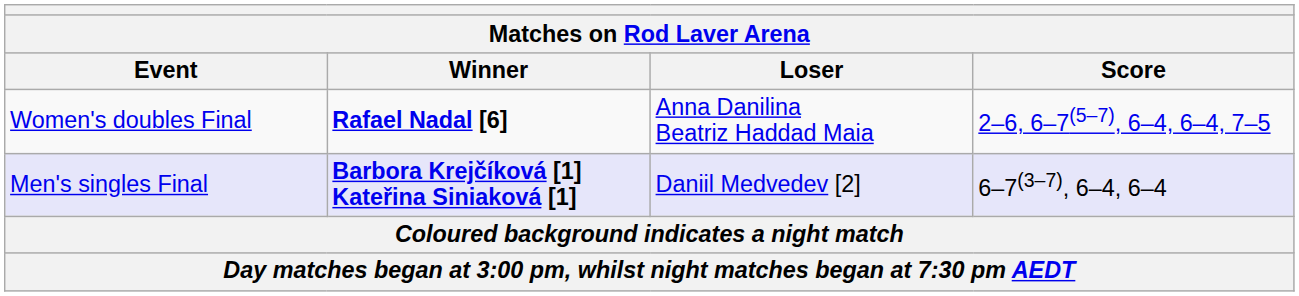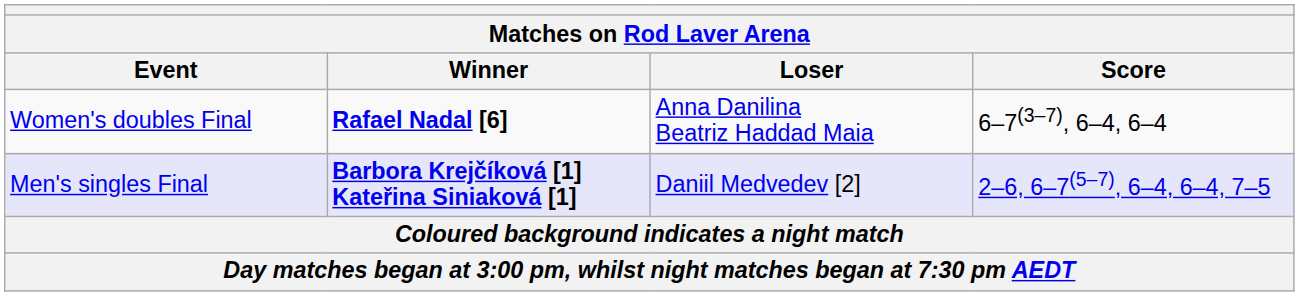(1124, 121) 2–6, 6–7(5–7), 6–4, 6–4, 7–5 -> (1072, 121) 6–7(3–7), 6–4, 6–4
(1072, 184) 6–7(3–7), 6–4, 6–4 -> (1124, 184) 2–6, 6–7(5–7), 6–4, 6–4, 7–5
